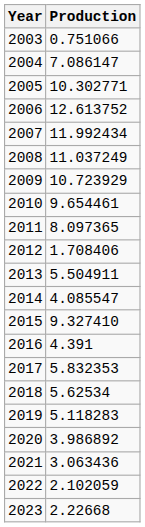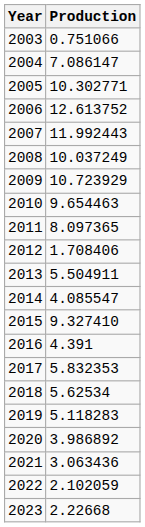(88, 134) 11.992434 -> (88, 134) 11.992443
(88, 157) 11.037249 -> (88, 157) 10.037249
(84, 204) 9.654461 -> (84, 204) 9.654463
